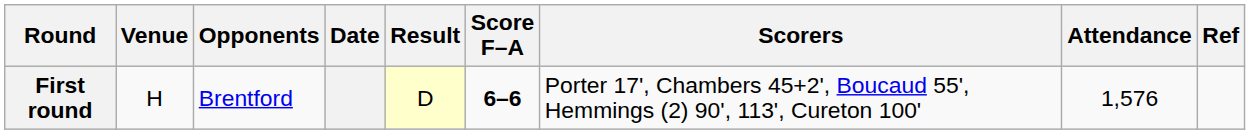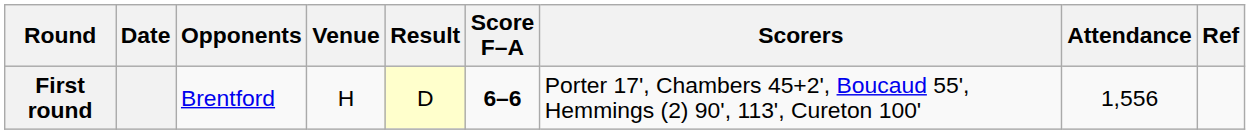columns swapped: (355, 35) <-> (155, 35)
(1130, 97) 1,576 -> (1130, 97) 1,556
